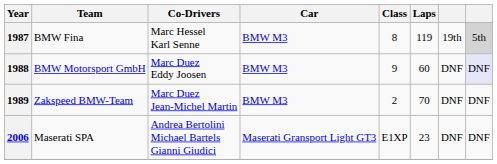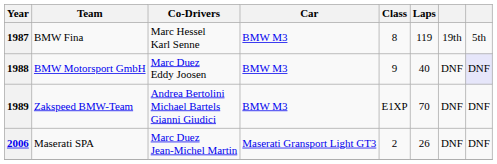(479, 38) lightgrey background -> (479, 38) no background
(424, 69) 60 -> (424, 69) 40
(194, 100) Marc Duez Jean-Michel Martin -> (188, 106) Andrea Bertolini Michael Bartels Gianni Giudici
(395, 100) 2 -> (395, 106) E1XP
(188, 137) Andrea Bertolini Michael Bartels Gianni Giudici -> (194, 144) Marc Duez Jean-Michel Martin
(395, 137) E1XP -> (395, 144) 2
(424, 137) 23 -> (424, 144) 26
